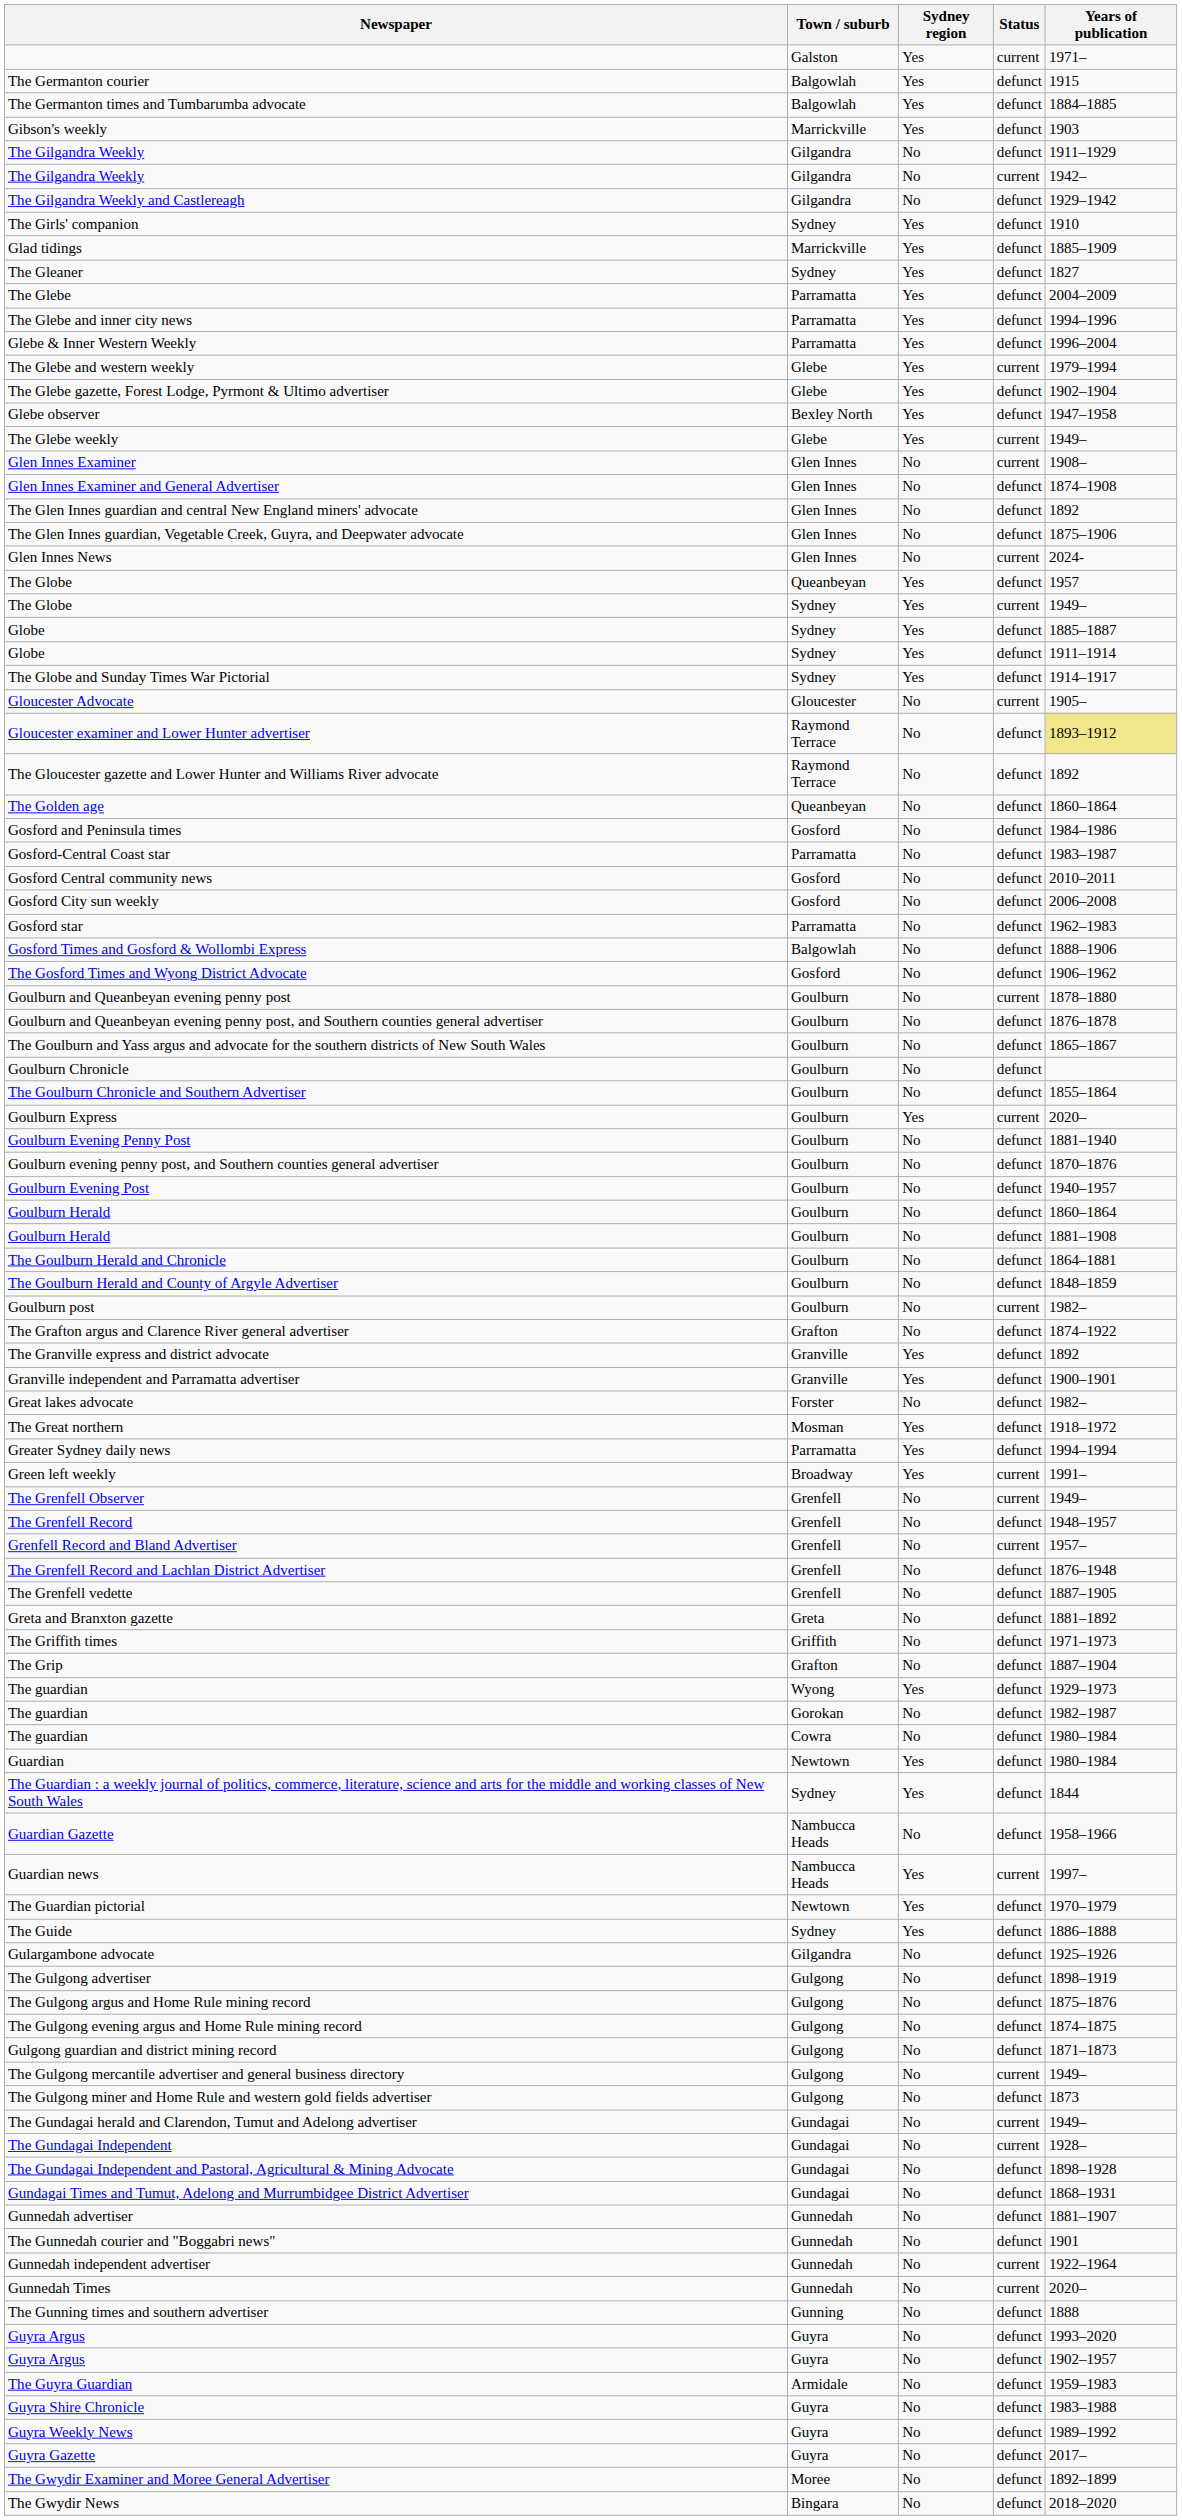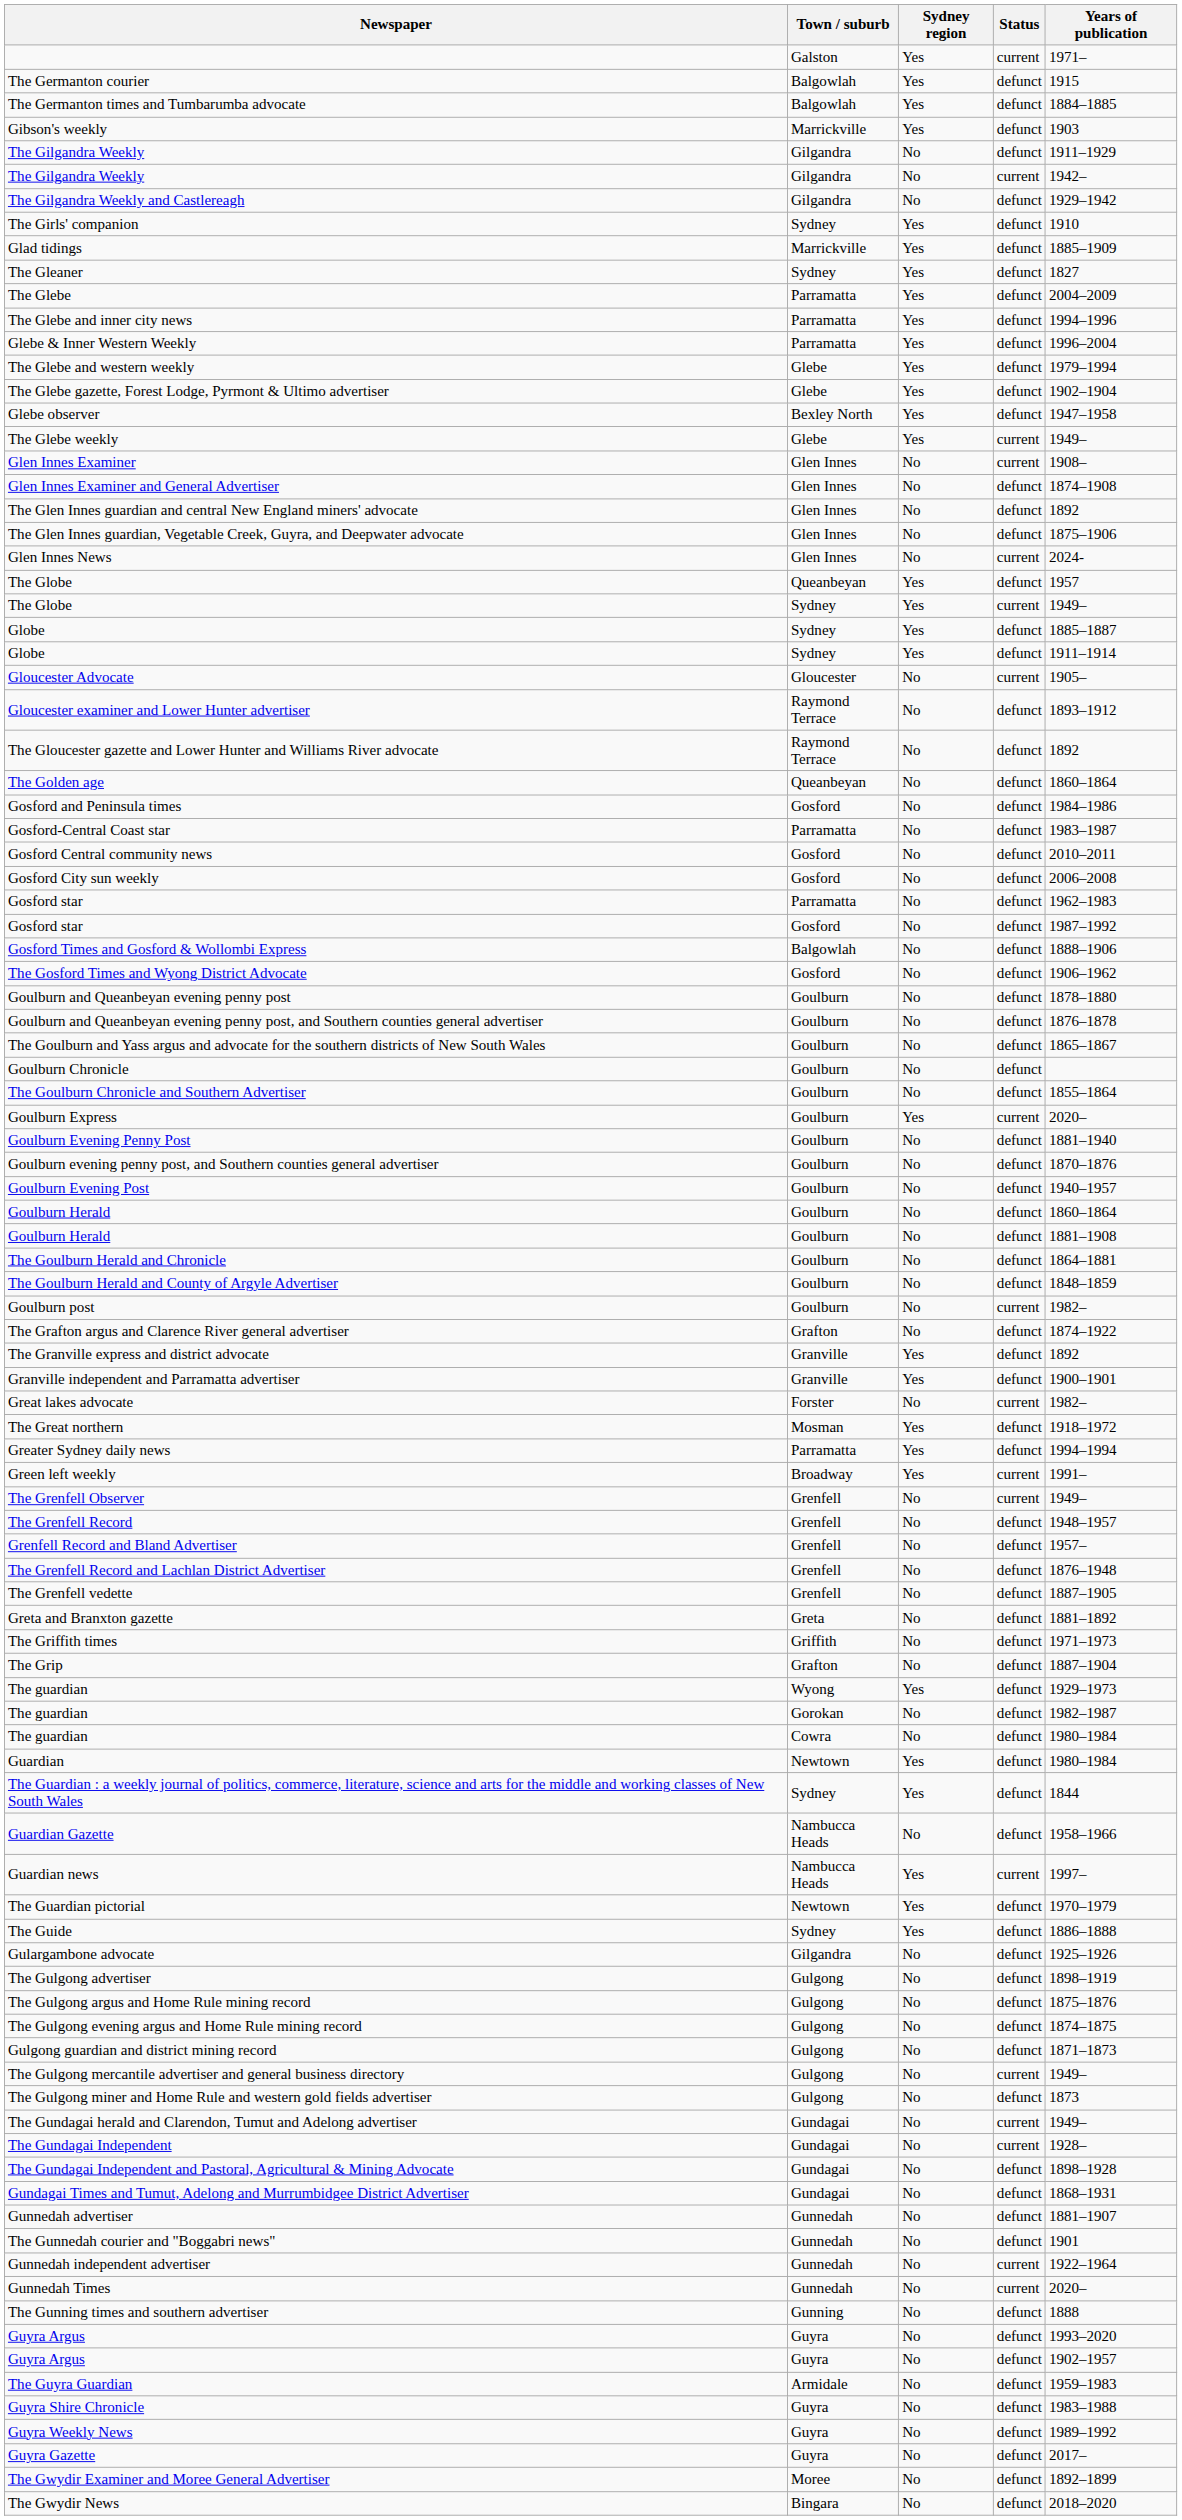(1018, 367) current -> (1019, 367) defunct
- row: (139, 677)
(1083, 733) khaki background -> (1083, 709) no background
+ row: (45, 925)
(1018, 997) current -> (1019, 997) defunct
(1019, 1402) defunct -> (1018, 1402) current
(1018, 1546) current -> (1019, 1546) defunct
